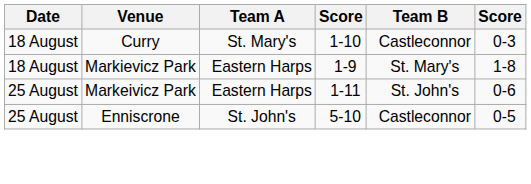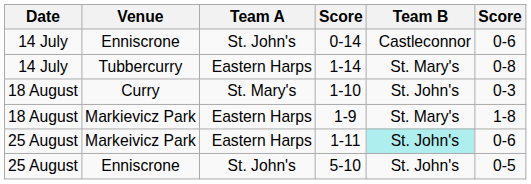+ row: (341, 41)
+ row: (341, 66)
(420, 41) Castleconnor -> (420, 91) St. John's
(420, 91) no background -> (420, 141) paleturquoise background
(420, 116) Castleconnor -> (420, 166) St. John's
